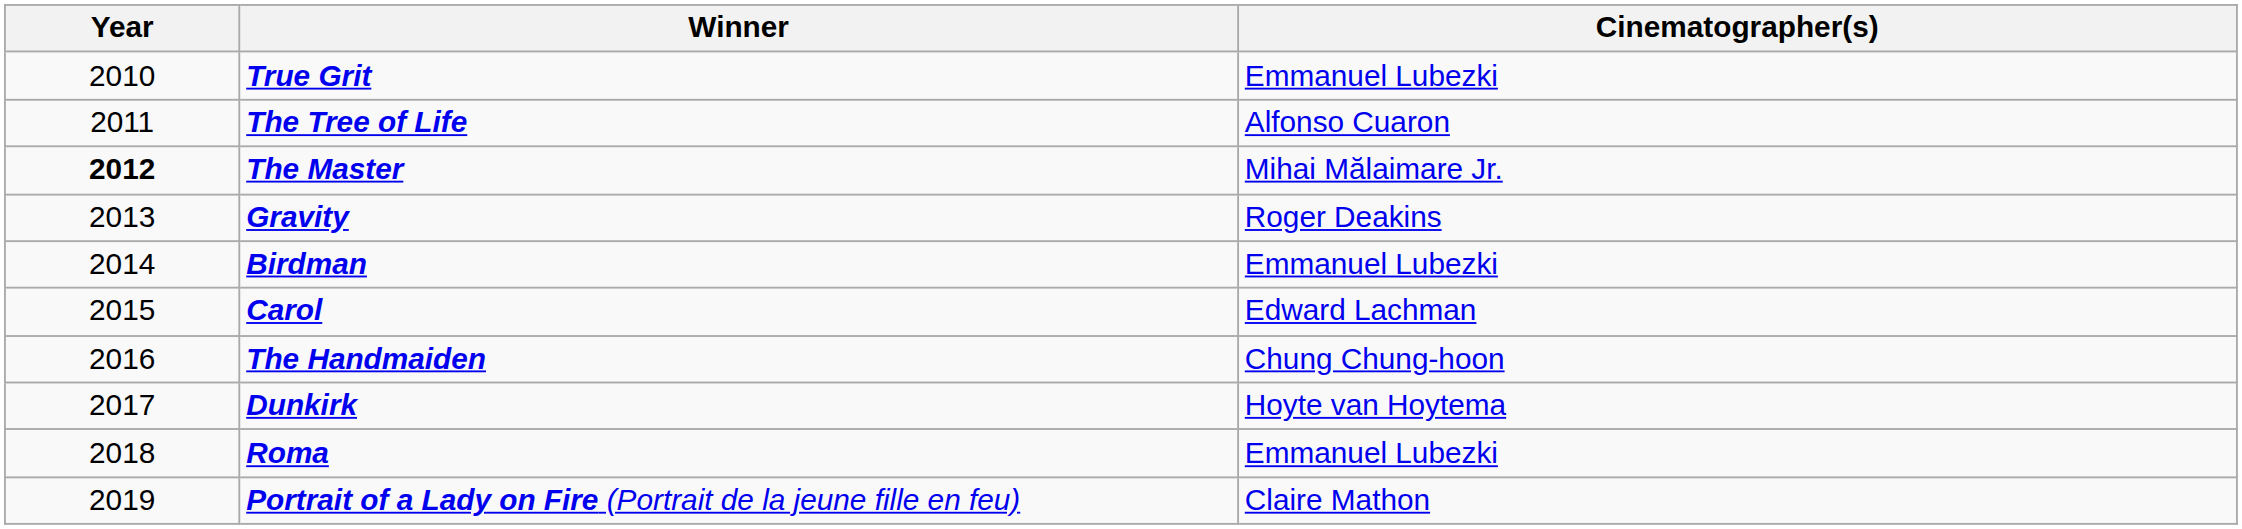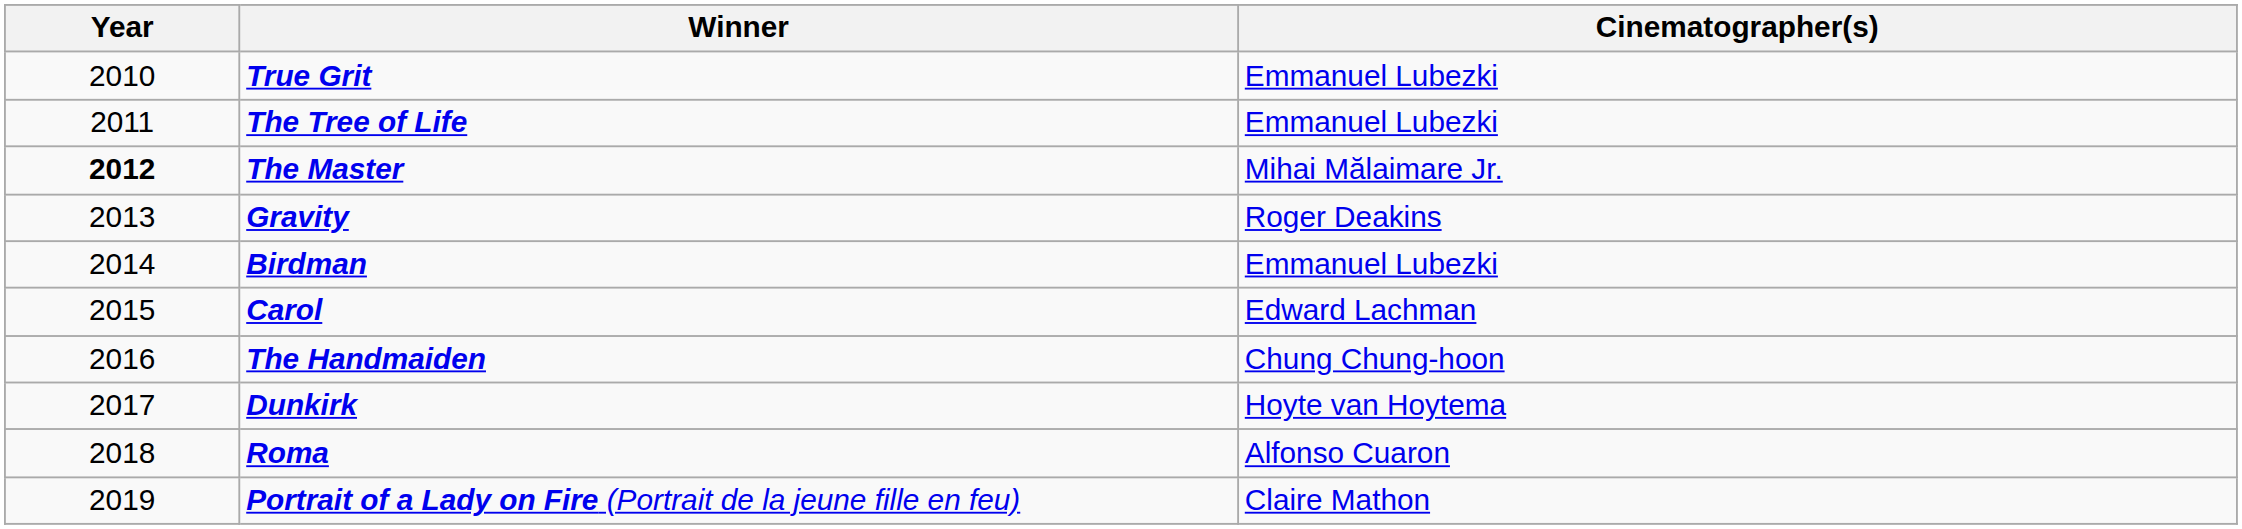(1347, 122) Alfonso Cuaron -> (1371, 122) Emmanuel Lubezki
(1371, 452) Emmanuel Lubezki -> (1347, 452) Alfonso Cuaron
